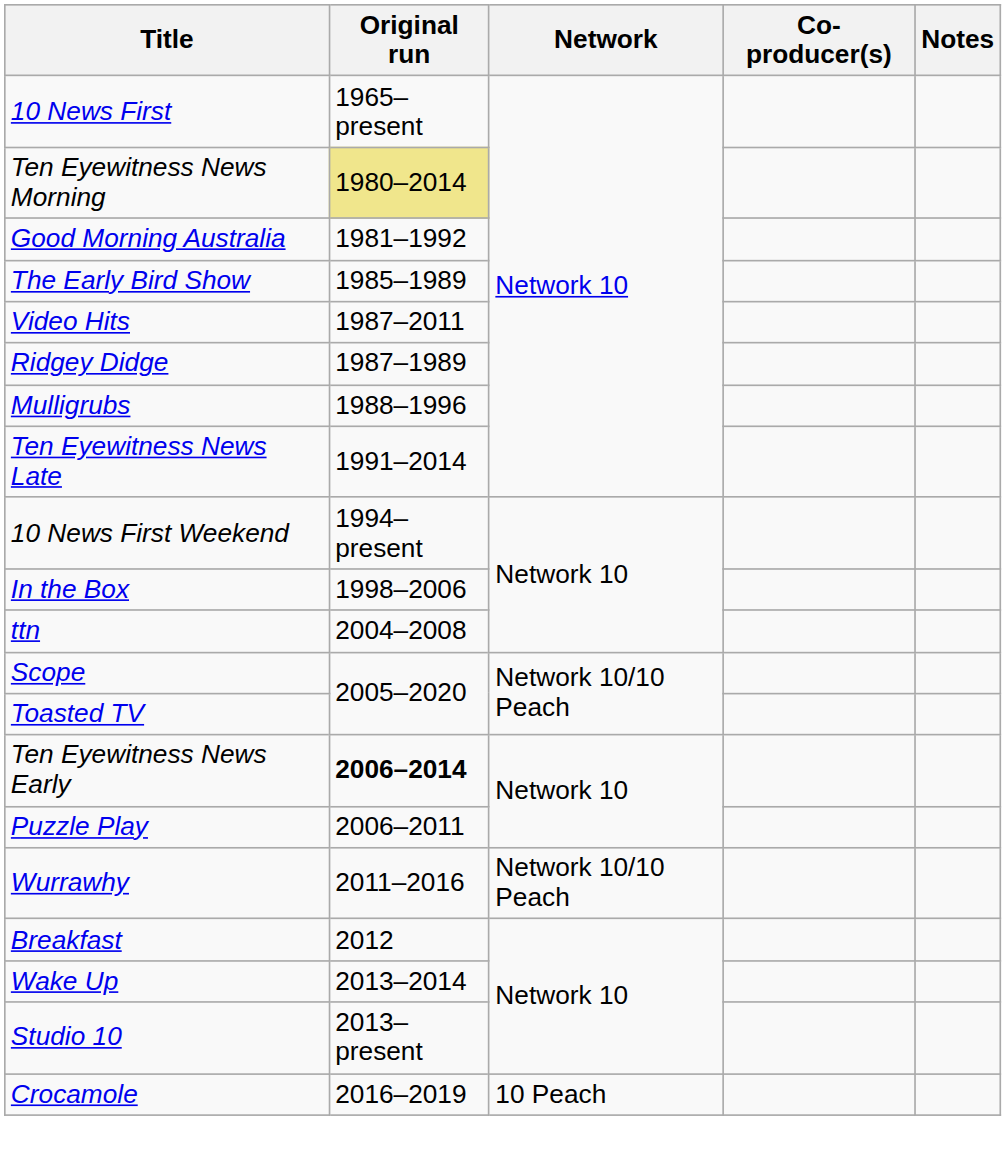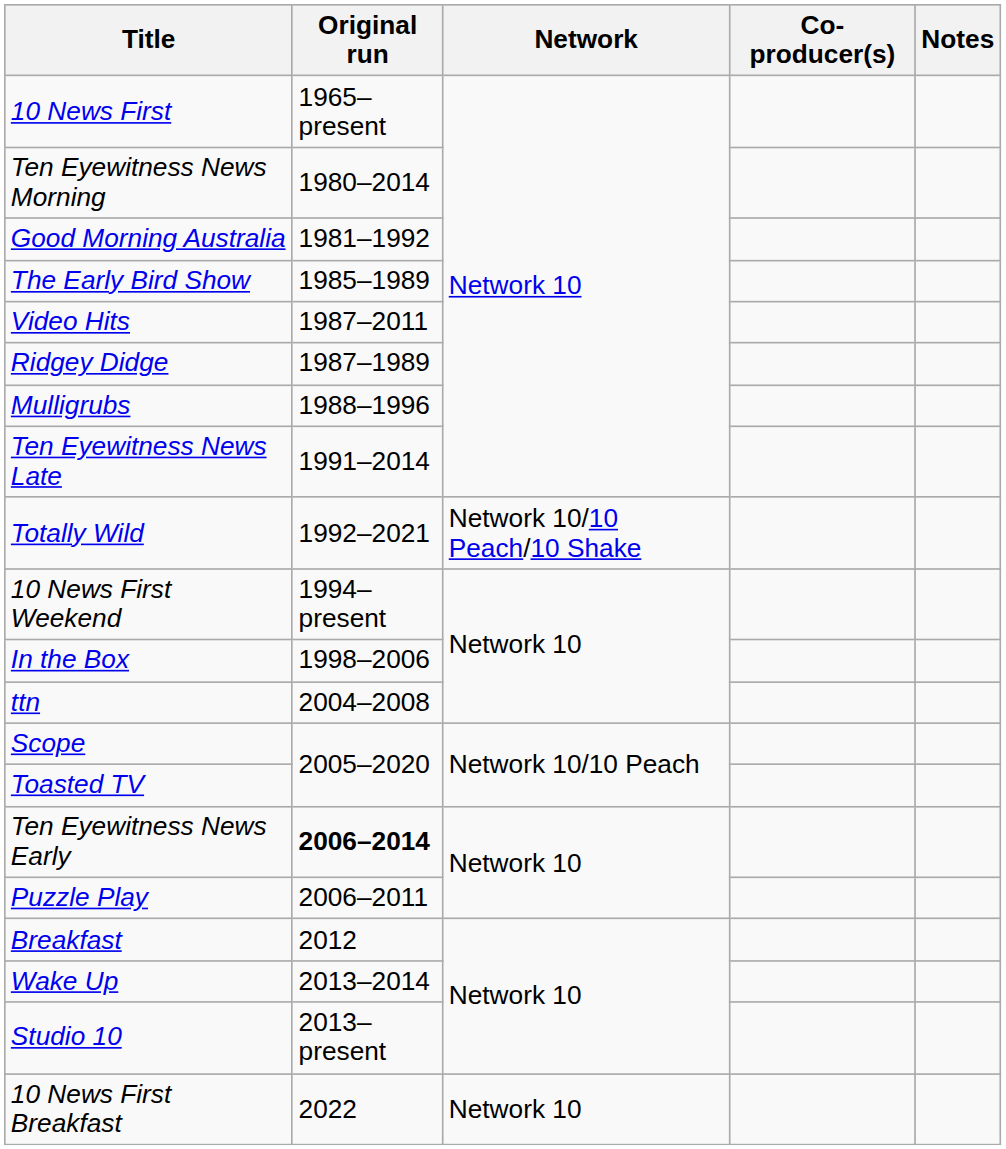(401, 182) khaki background -> (364, 182) no background
+ row: (77, 532)
- row: (70, 883)
- row: (74, 1093)
+ row: (91, 1108)
